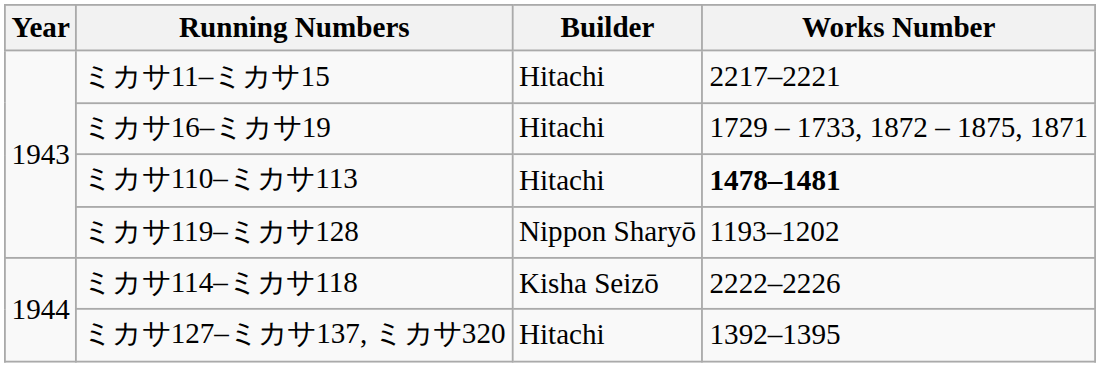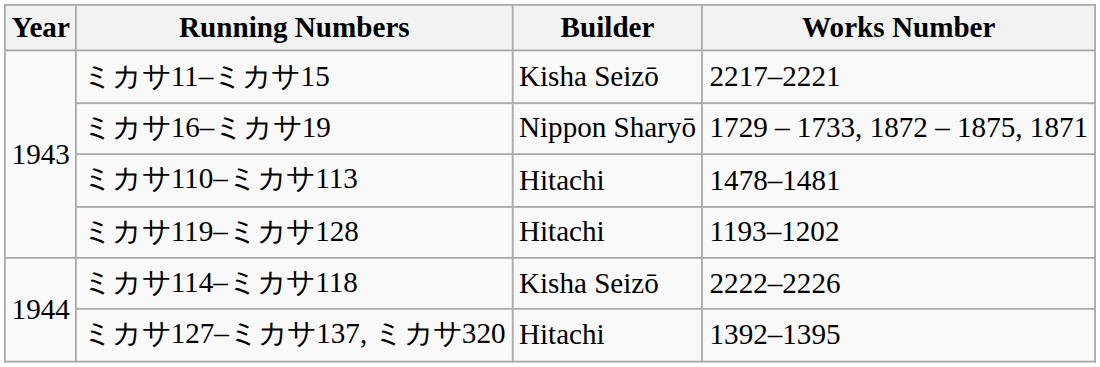(562, 76) Hitachi -> (589, 76) Kisha Seizō
(562, 128) Hitachi -> (608, 128) Nippon Sharyō
(775, 179) bold -> (775, 179) normal
(608, 231) Nippon Sharyō -> (562, 231) Hitachi
